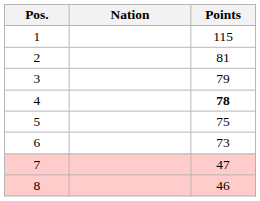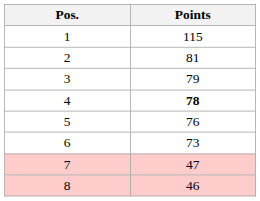- column: (130, 15)
(223, 121) 75 -> (193, 121) 76
